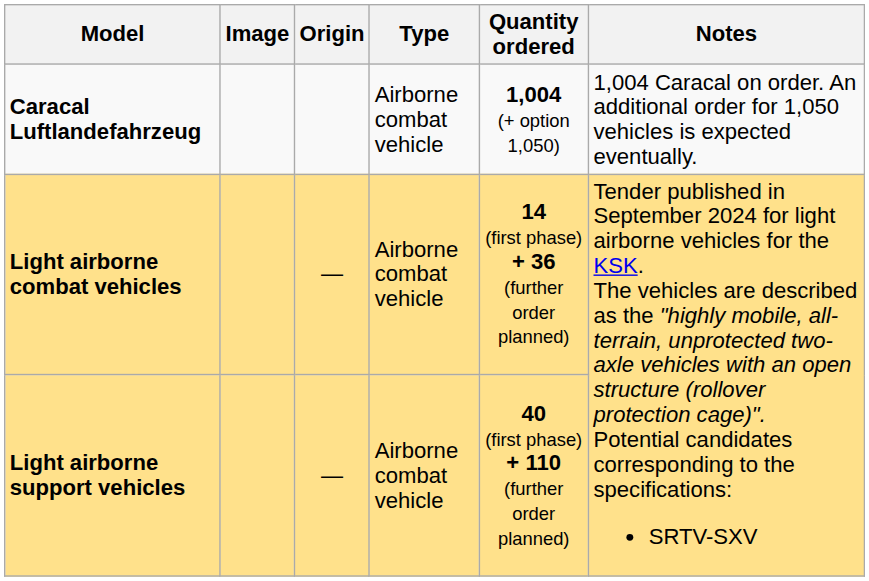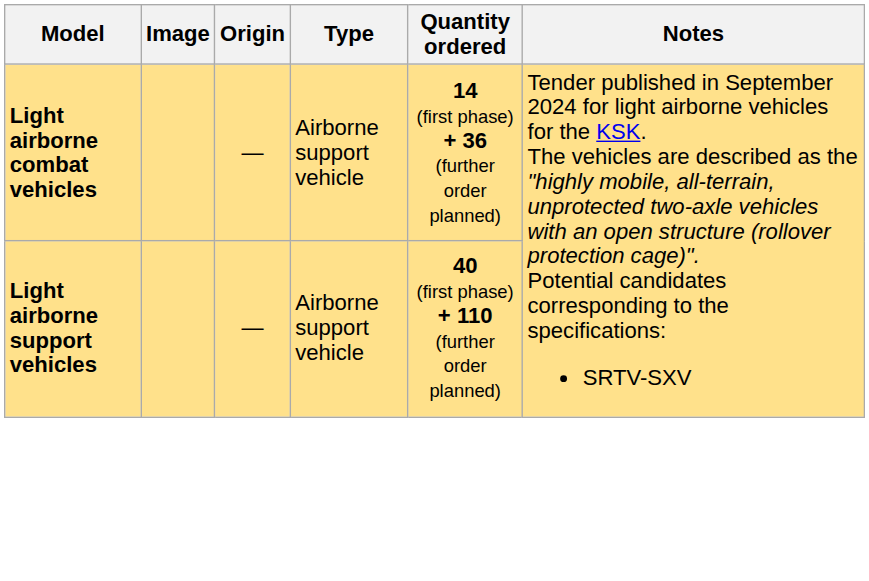- row: (105, 119)
(416, 274) Airborne combat vehicle -> (337, 152) Airborne support vehicle
(416, 475) Airborne combat vehicle -> (337, 328) Airborne support vehicle
